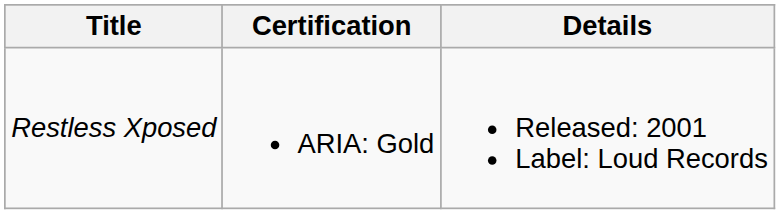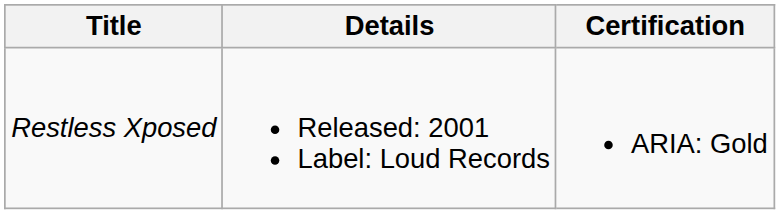columns swapped: (607, 26) <-> (332, 26)
